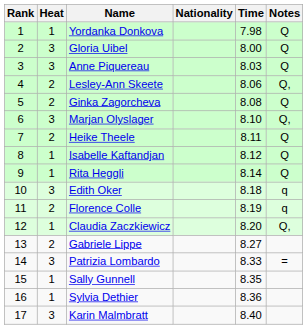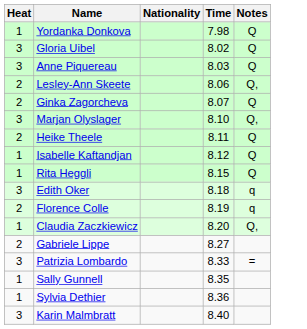- column: (21, 13)
(251, 48) 8.00 -> (218, 48) 8.02
(251, 102) 8.08 -> (218, 102) 8.07
(251, 173) 8.14 -> (218, 173) 8.15
